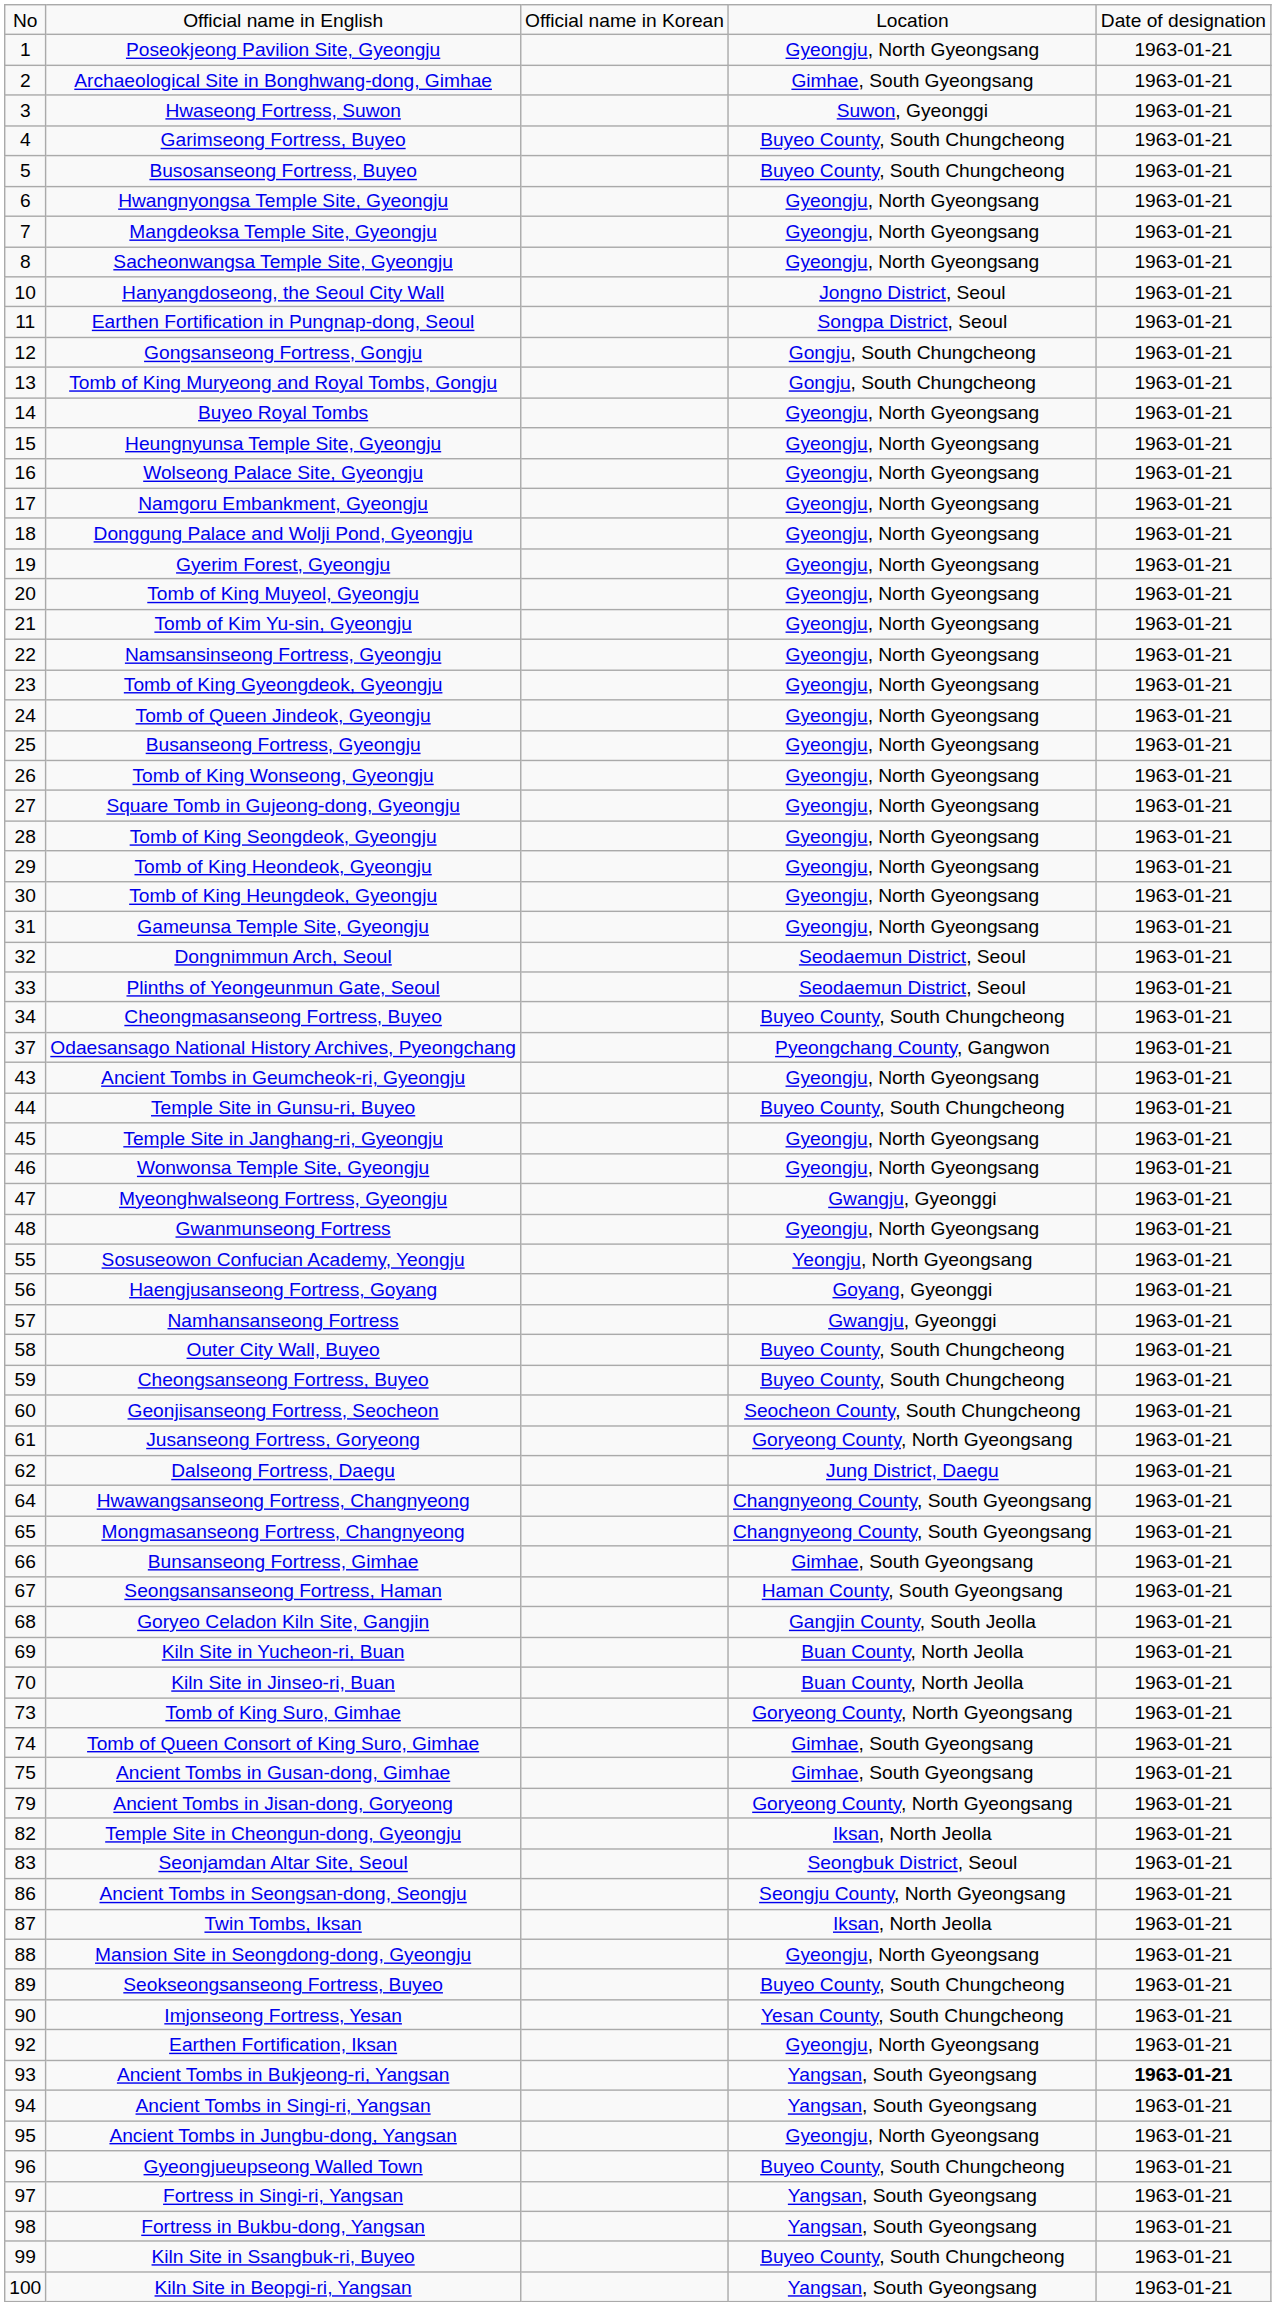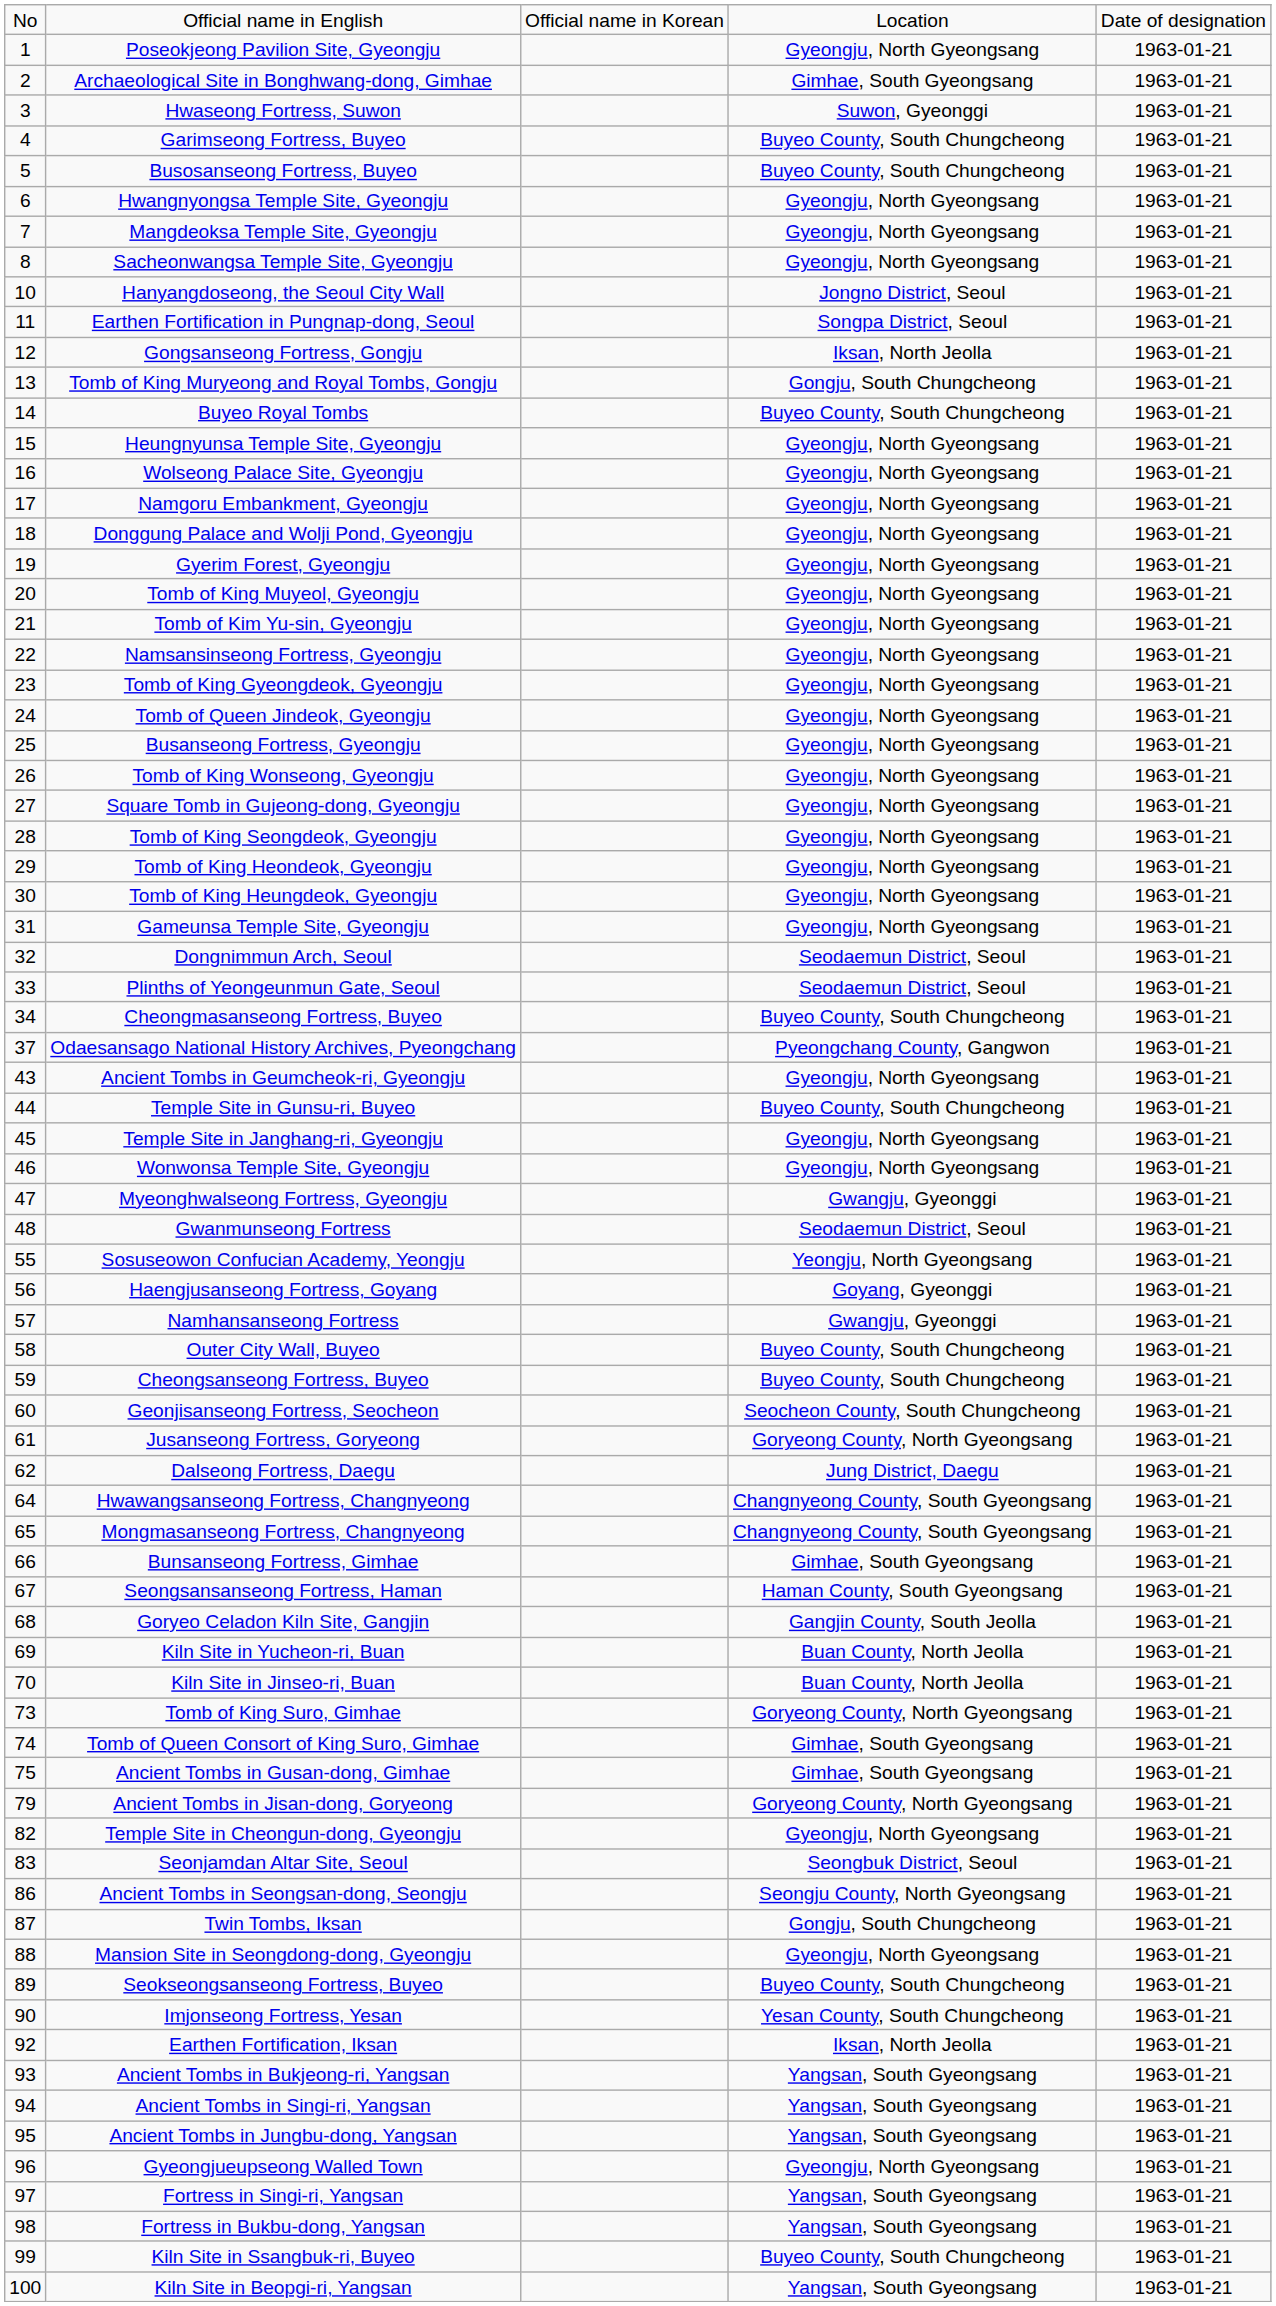(912, 352) Gongju, South Chungcheong -> (912, 352) Iksan, North Jeolla
(912, 412) Gyeongju, North Gyeongsang -> (912, 412) Buyeo County, South Chungcheong
(912, 1228) Gyeongju, North Gyeongsang -> (912, 1228) Seodaemun District, Seoul
(912, 1833) Iksan, North Jeolla -> (912, 1833) Gyeongju, North Gyeongsang
(912, 1924) Iksan, North Jeolla -> (912, 1924) Gongju, South Chungcheong
(912, 2045) Gyeongju, North Gyeongsang -> (912, 2045) Iksan, North Jeolla
(1183, 2075) bold -> (1183, 2075) normal
(912, 2135) Gyeongju, North Gyeongsang -> (912, 2135) Yangsan, South Gyeongsang
(912, 2166) Buyeo County, South Chungcheong -> (912, 2166) Gyeongju, North Gyeongsang
